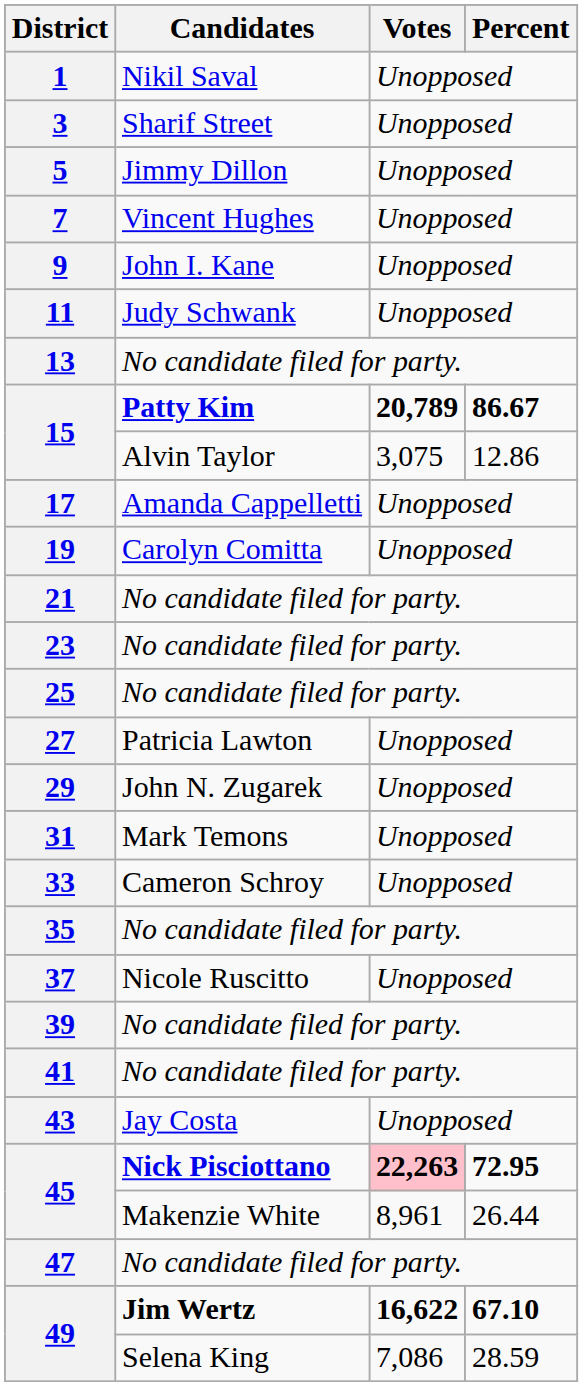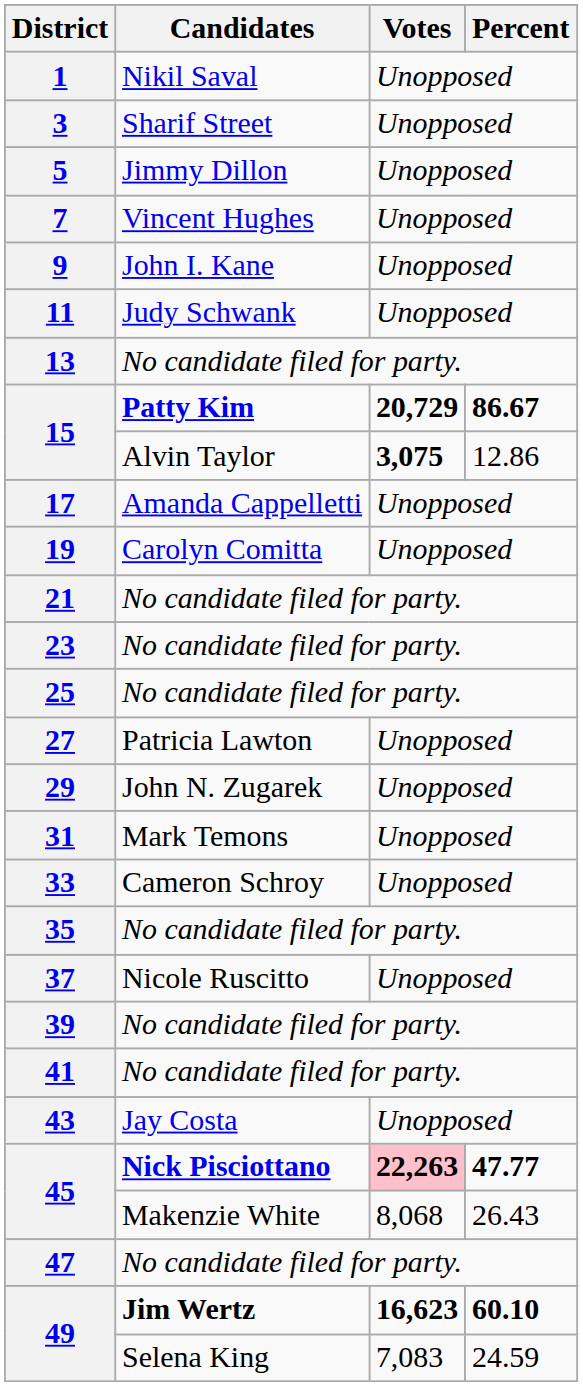(417, 407) 20,789 -> (417, 407) 20,729
(410, 455) normal -> (410, 455) bold
(506, 1167) 72.95 -> (506, 1167) 47.77
(410, 1214) 8,961 -> (410, 1214) 8,068
(506, 1214) 26.44 -> (506, 1214) 26.43
(417, 1309) 16,622 -> (417, 1309) 16,623
(506, 1309) 67.10 -> (506, 1309) 60.10
(410, 1356) 7,086 -> (410, 1356) 7,083
(506, 1356) 28.59 -> (506, 1356) 24.59
